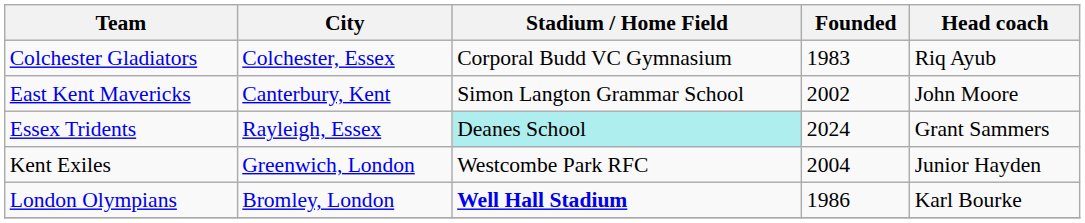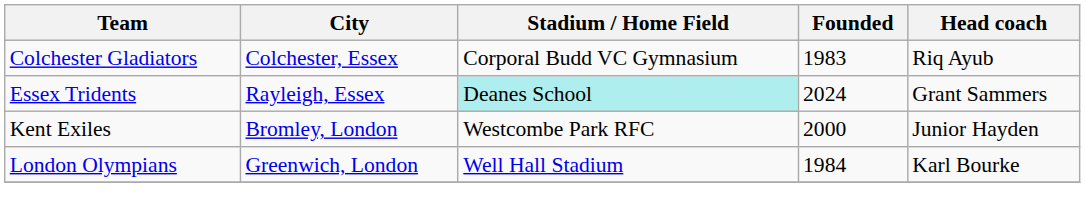- row: (100, 93)
(329, 164) Greenwich, London -> (321, 129) Bromley, London
(828, 164) 2004 -> (825, 129) 2000
(318, 200) Bromley, London -> (332, 164) Greenwich, London
(542, 200) bold -> (543, 164) normal
(828, 200) 1986 -> (825, 164) 1984
